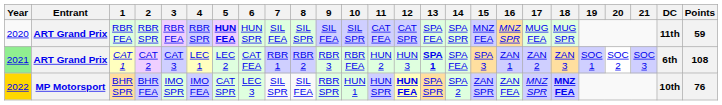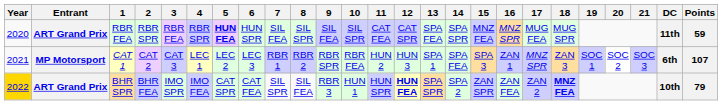(18, 60) lightgreen background -> (18, 60) no background
(70, 60) ART Grand Prix -> (70, 60) MP Motorsport
(252, 60) CAT FEA -> (252, 60) LEC 3
(329, 60) RBR 3 -> (329, 60) RBR SPR
(433, 60) bold -> (433, 60) normal
(537, 60) ZAN 2 -> (537, 60) MNZ SPR
(700, 60) 108 -> (700, 60) 107
(70, 86) MP Motorsport -> (70, 86) ART Grand Prix
(252, 86) LEC 3 -> (252, 86) CAT FEA
(329, 86) RBR SPR -> (329, 86) RBR 3
(537, 86) MNZ SPR -> (537, 86) ZAN 2
(700, 86) 76 -> (700, 86) 79
